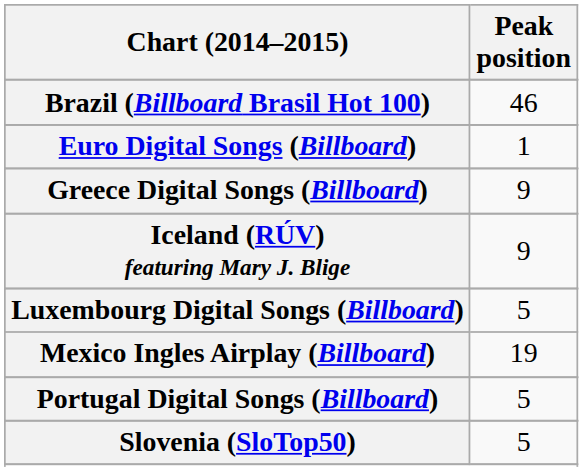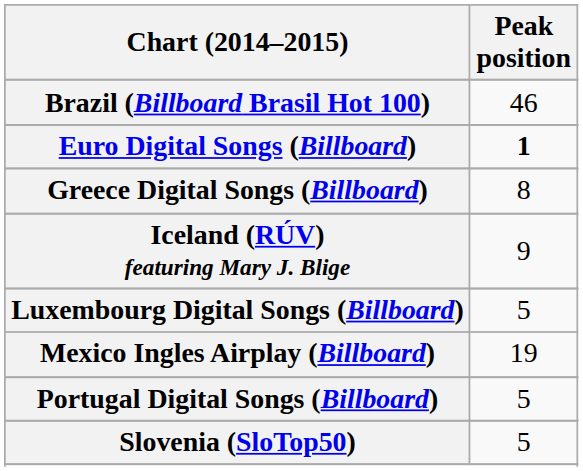(524, 146) normal -> (524, 146) bold
(524, 190) 9 -> (524, 190) 8
